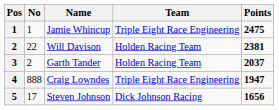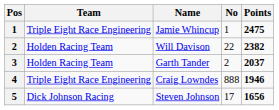columns swapped: (34, 13) <-> (177, 13)
(254, 46) 2381 -> (254, 46) 2382
(254, 80) 1947 -> (254, 80) 1946
